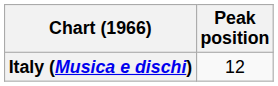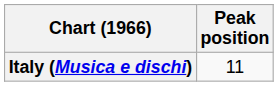(235, 66) 12 -> (235, 66) 11
